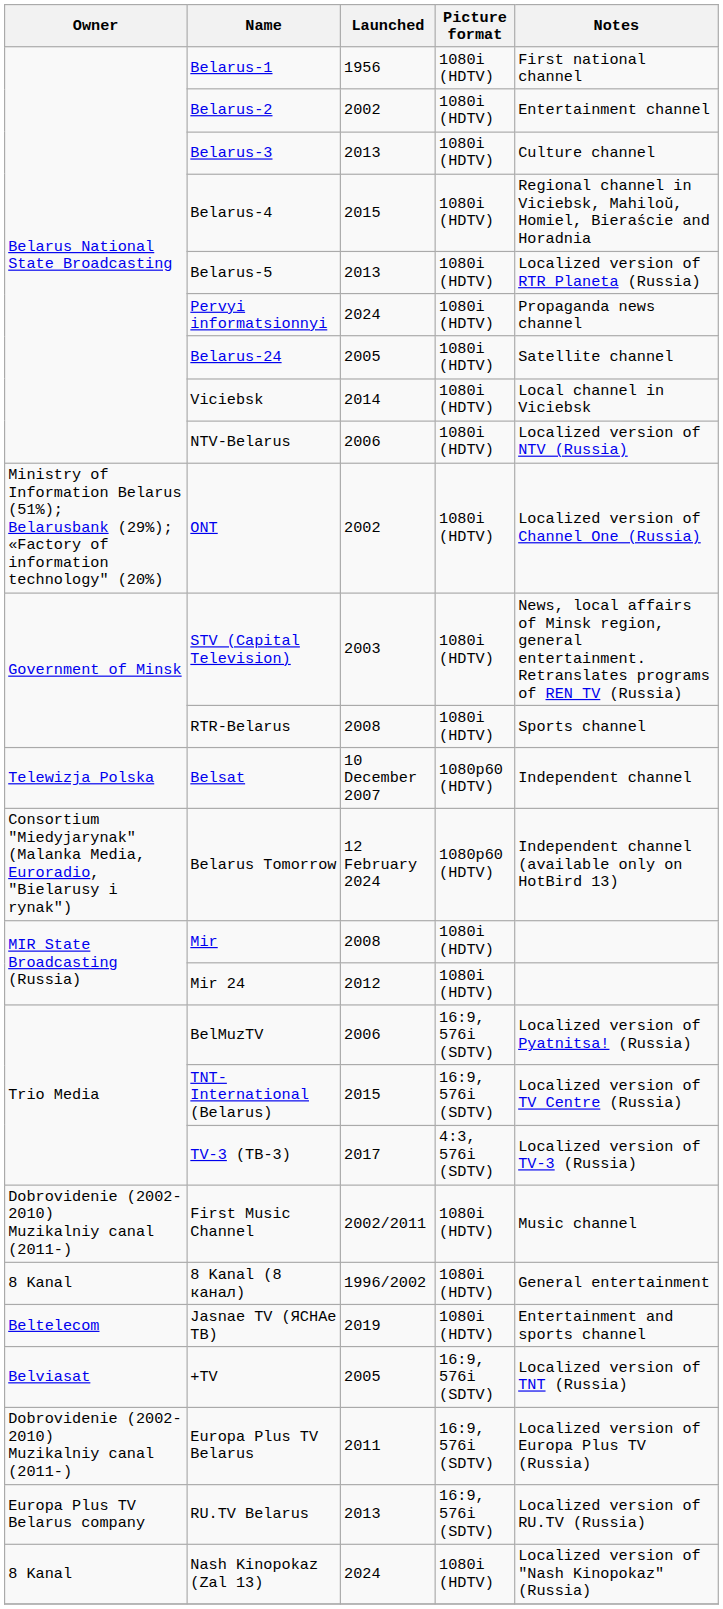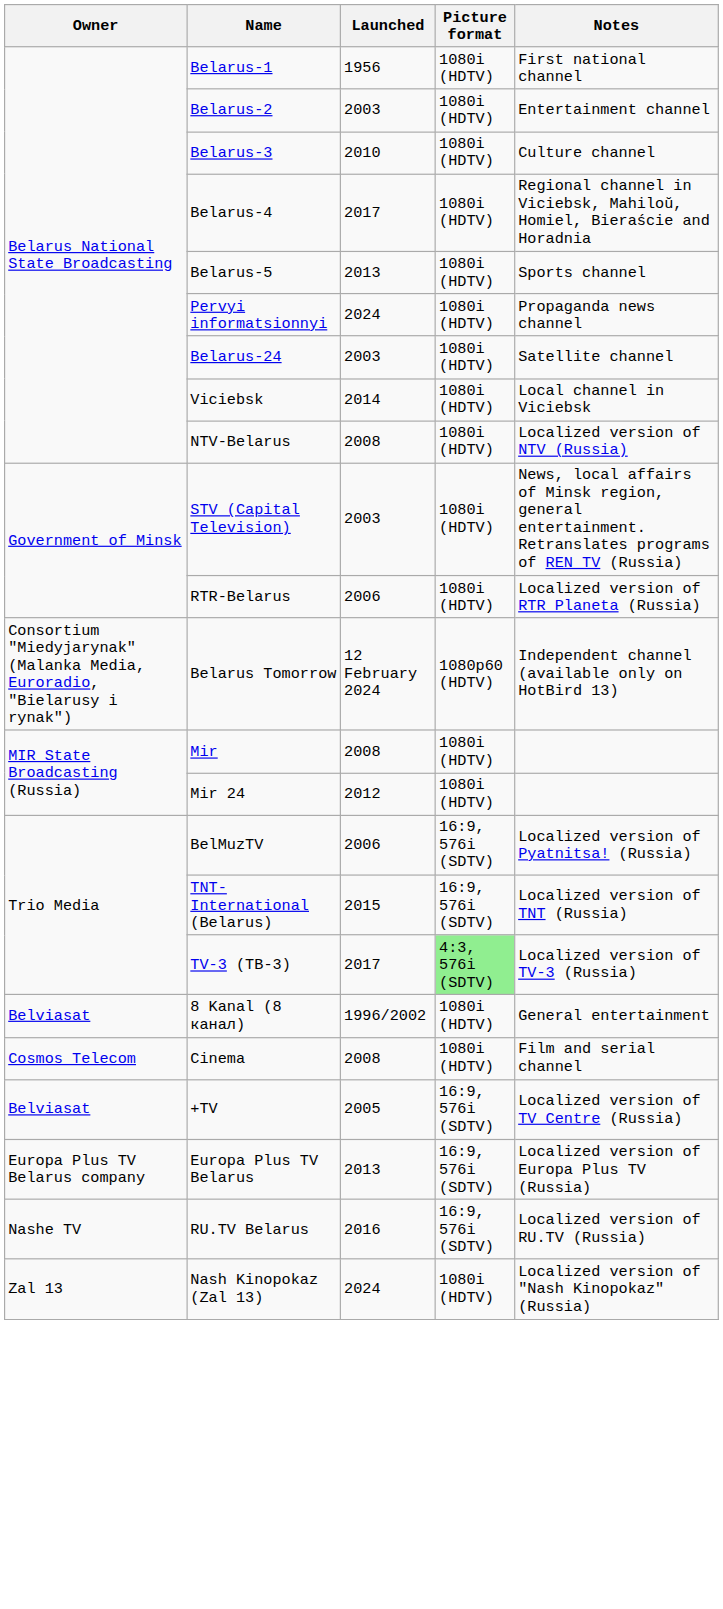(362, 110) 2002 -> (362, 110) 2003
(362, 153) 2013 -> (362, 153) 2010
(362, 213) 2015 -> (362, 213) 2017
(609, 273) Localized version of RTR Planeta (Russia) -> (582, 273) Sports channel
(362, 357) 2005 -> (362, 357) 2003
(362, 442) 2006 -> (362, 442) 2008
- row: (204, 528)
(362, 727) 2008 -> (362, 597) 2006
(582, 727) Sports channel -> (609, 597) Localized version of RTR Planeta (Russia)
- row: (218, 778)
(609, 1095) Localized version of TV Centre (Russia) -> (609, 905) Localized version of TNT (Russia)
(466, 1155) no background -> (466, 965) lightgreen background
- row: (241, 1224)
(40, 1283) 8 Kanal -> (49, 1016) Belviasat
- row: (263, 1326)
+ row: (218, 1058)
(609, 1377) Localized version of TNT (Russia) -> (609, 1109) Localized version of TV Centre (Russia)
(95, 1446) Dobrovidenie (2002-2010) Muzikalniy canal (2011-) -> (77, 1169) Europa Plus TV Belarus company
(362, 1446) 2011 -> (362, 1169) 2013
(77, 1514) Europa Plus TV Belarus company -> (45, 1229) Nashe TV
(362, 1514) 2013 -> (362, 1229) 2016
(40, 1574) 8 Kanal -> (36, 1289) Zal 13
